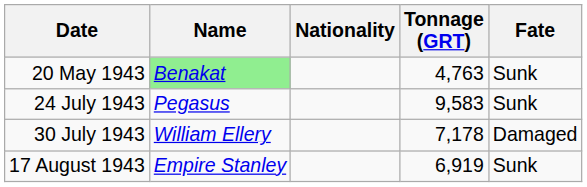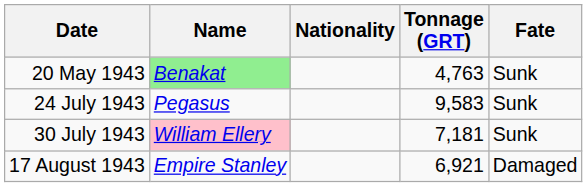(212, 134) no background -> (212, 134) pink background
(459, 134) 7,178 -> (459, 134) 7,181
(535, 134) Damaged -> (515, 134) Sunk
(459, 165) 6,919 -> (459, 165) 6,921
(515, 165) Sunk -> (535, 165) Damaged
